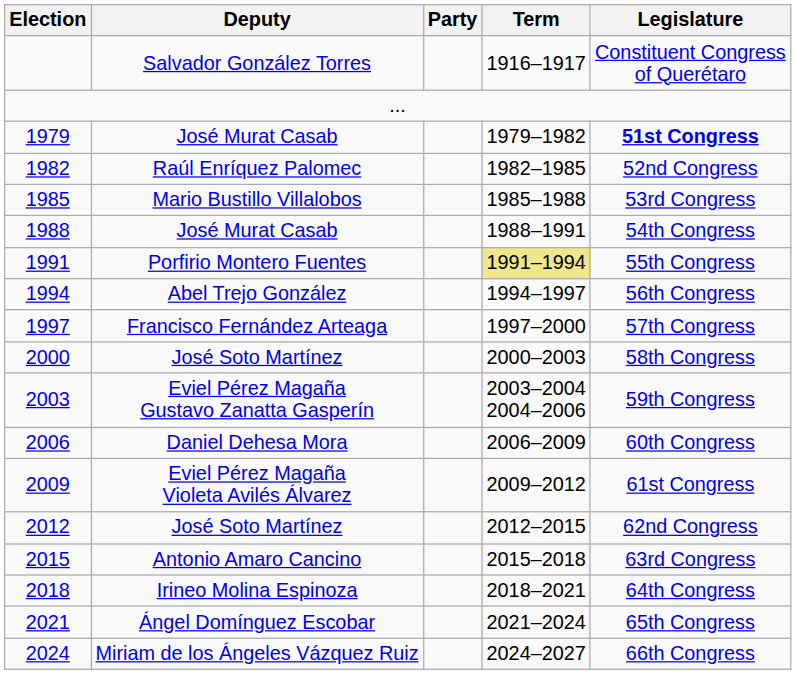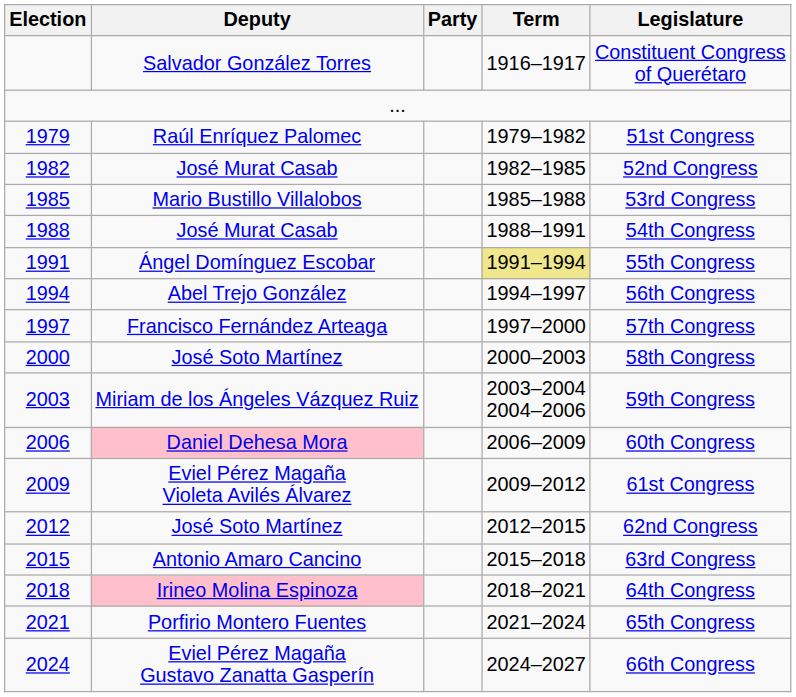(257, 136) José Murat Casab -> (257, 136) Raúl Enríquez Palomec
(690, 136) bold -> (690, 136) normal
(257, 168) Raúl Enríquez Palomec -> (257, 168) José Murat Casab
(257, 262) Porfirio Montero Fuentes -> (257, 262) Ángel Domínguez Escobar
(257, 399) Eviel Pérez Magaña Gustavo Zanatta Gasperín -> (257, 399) Miriam de los Ángeles Vázquez Ruiz
(257, 442) no background -> (257, 442) pink background
(257, 590) no background -> (257, 590) pink background
(257, 622) Ángel Domínguez Escobar -> (257, 622) Porfirio Montero Fuentes
(257, 653) Miriam de los Ángeles Vázquez Ruiz -> (257, 664) Eviel Pérez Magaña Gustavo Zanatta Gasperín
